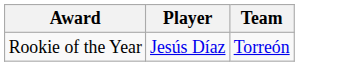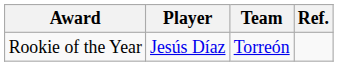+ column: (313, 18)
